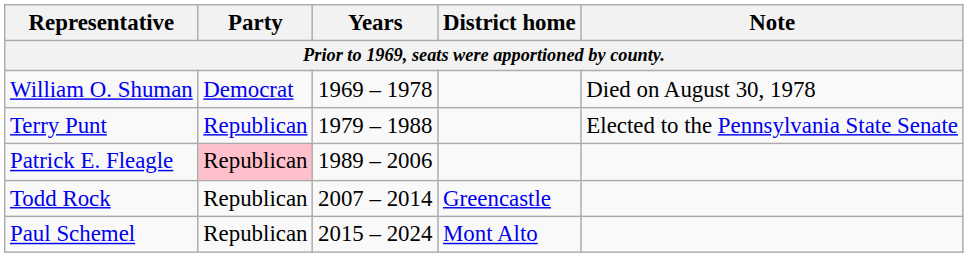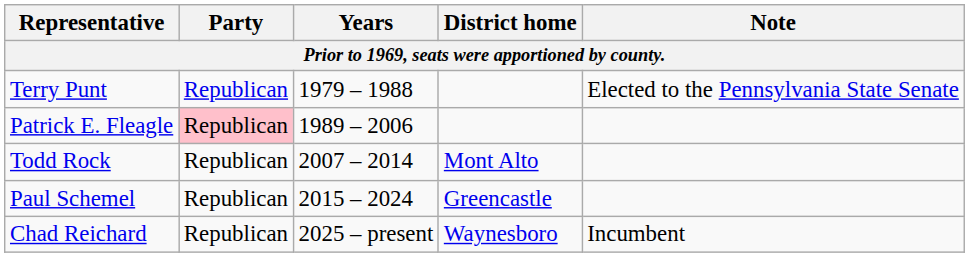- row: (101, 89)
(497, 197) Greencastle -> (491, 161) Mont Alto
(490, 234) Mont Alto -> (498, 197) Greencastle
+ row: (78, 234)
